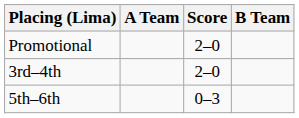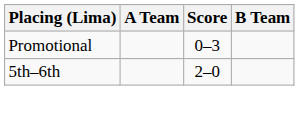(207, 44) 2–0 -> (207, 44) 0–3
- row: (35, 71)
(207, 98) 0–3 -> (207, 71) 2–0
